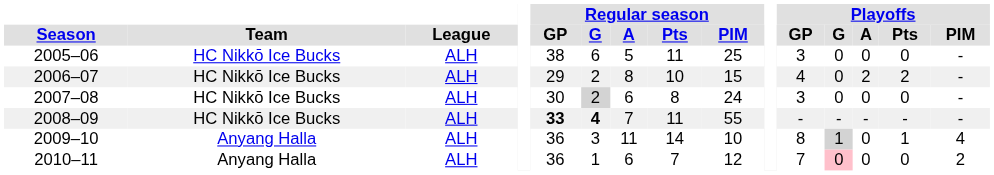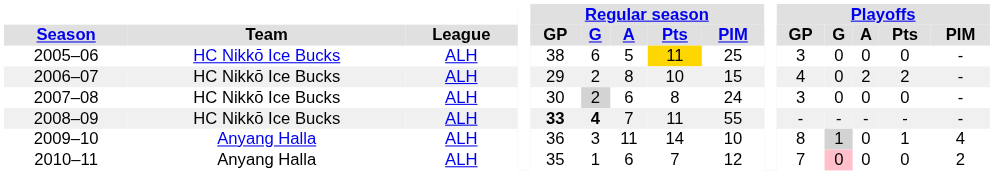(675, 55) no background -> (675, 55) gold background
(555, 159) 36 -> (555, 159) 35
